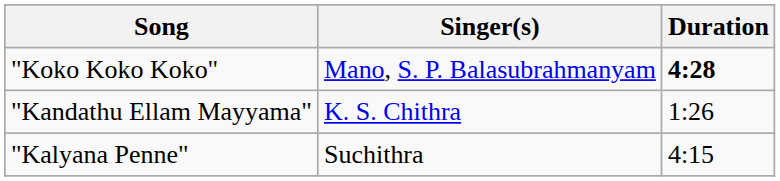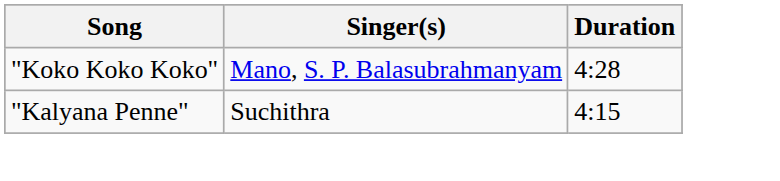(692, 68) bold -> (597, 68) normal
- row: (161, 111)
